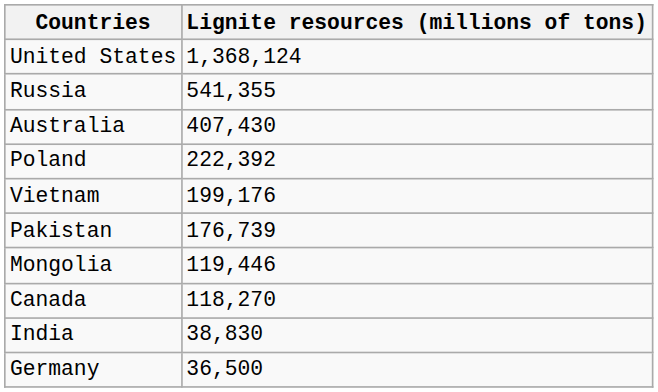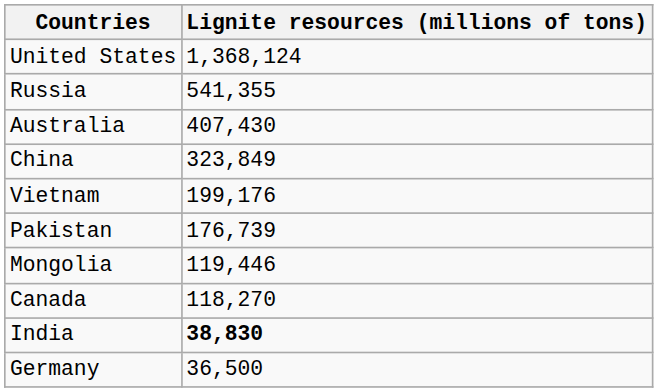+ row: (42, 161)
- row: (48, 161)
(225, 335) normal -> (225, 335) bold
